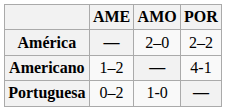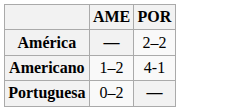- column: (157, 17)
